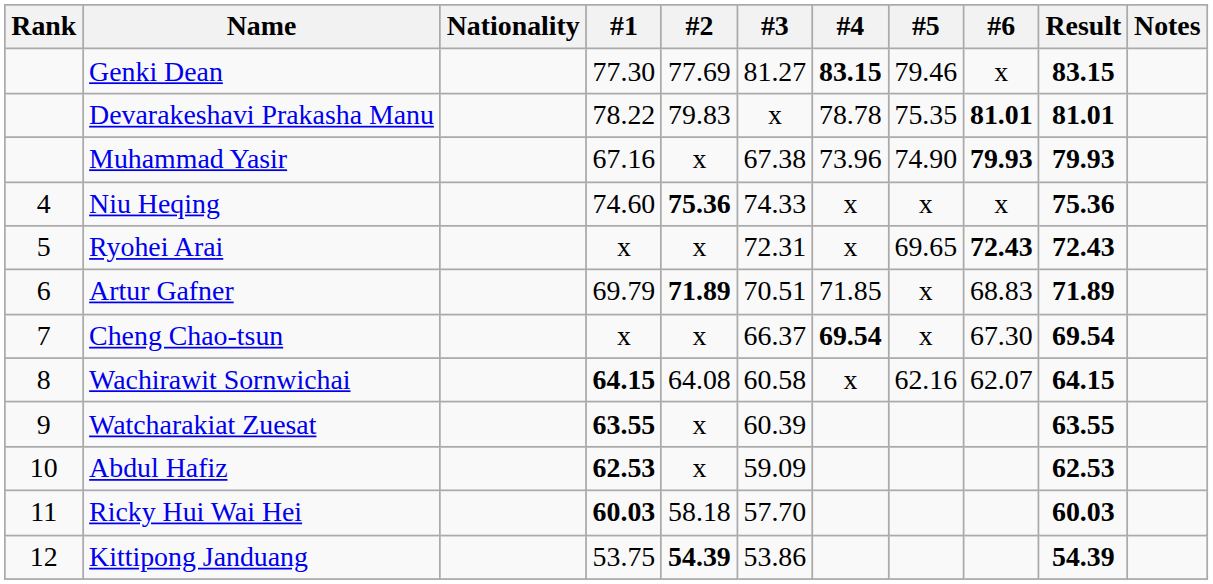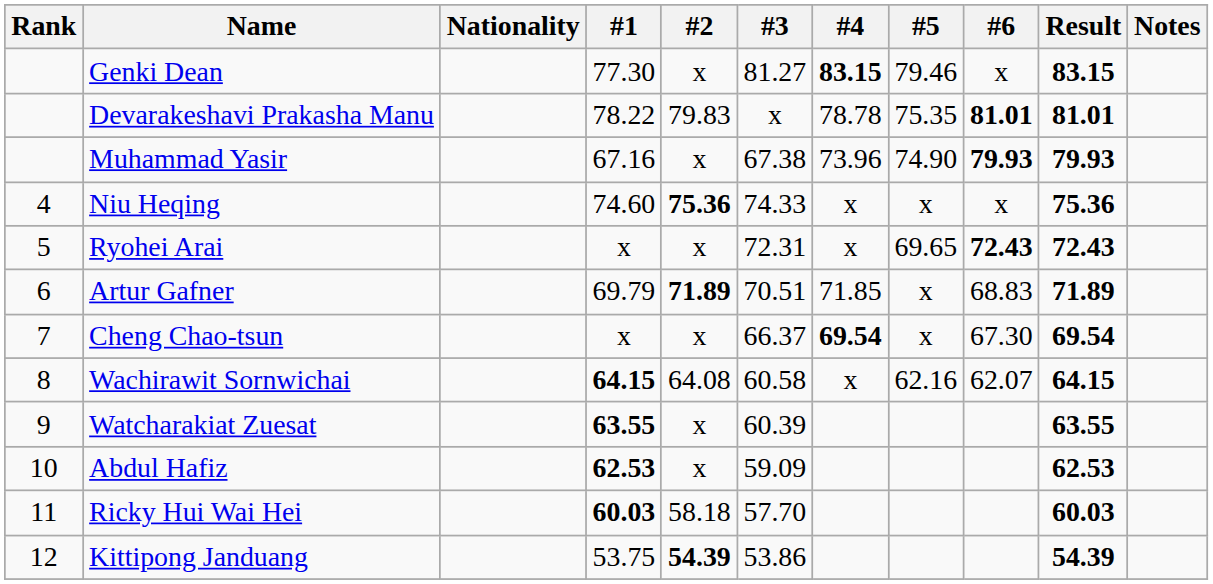(699, 70) 77.69 -> (699, 70) x
